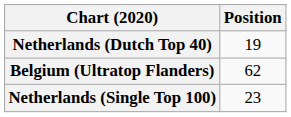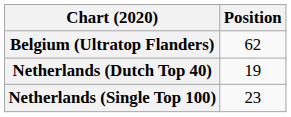rows swapped: (112, 71) <-> (112, 44)
